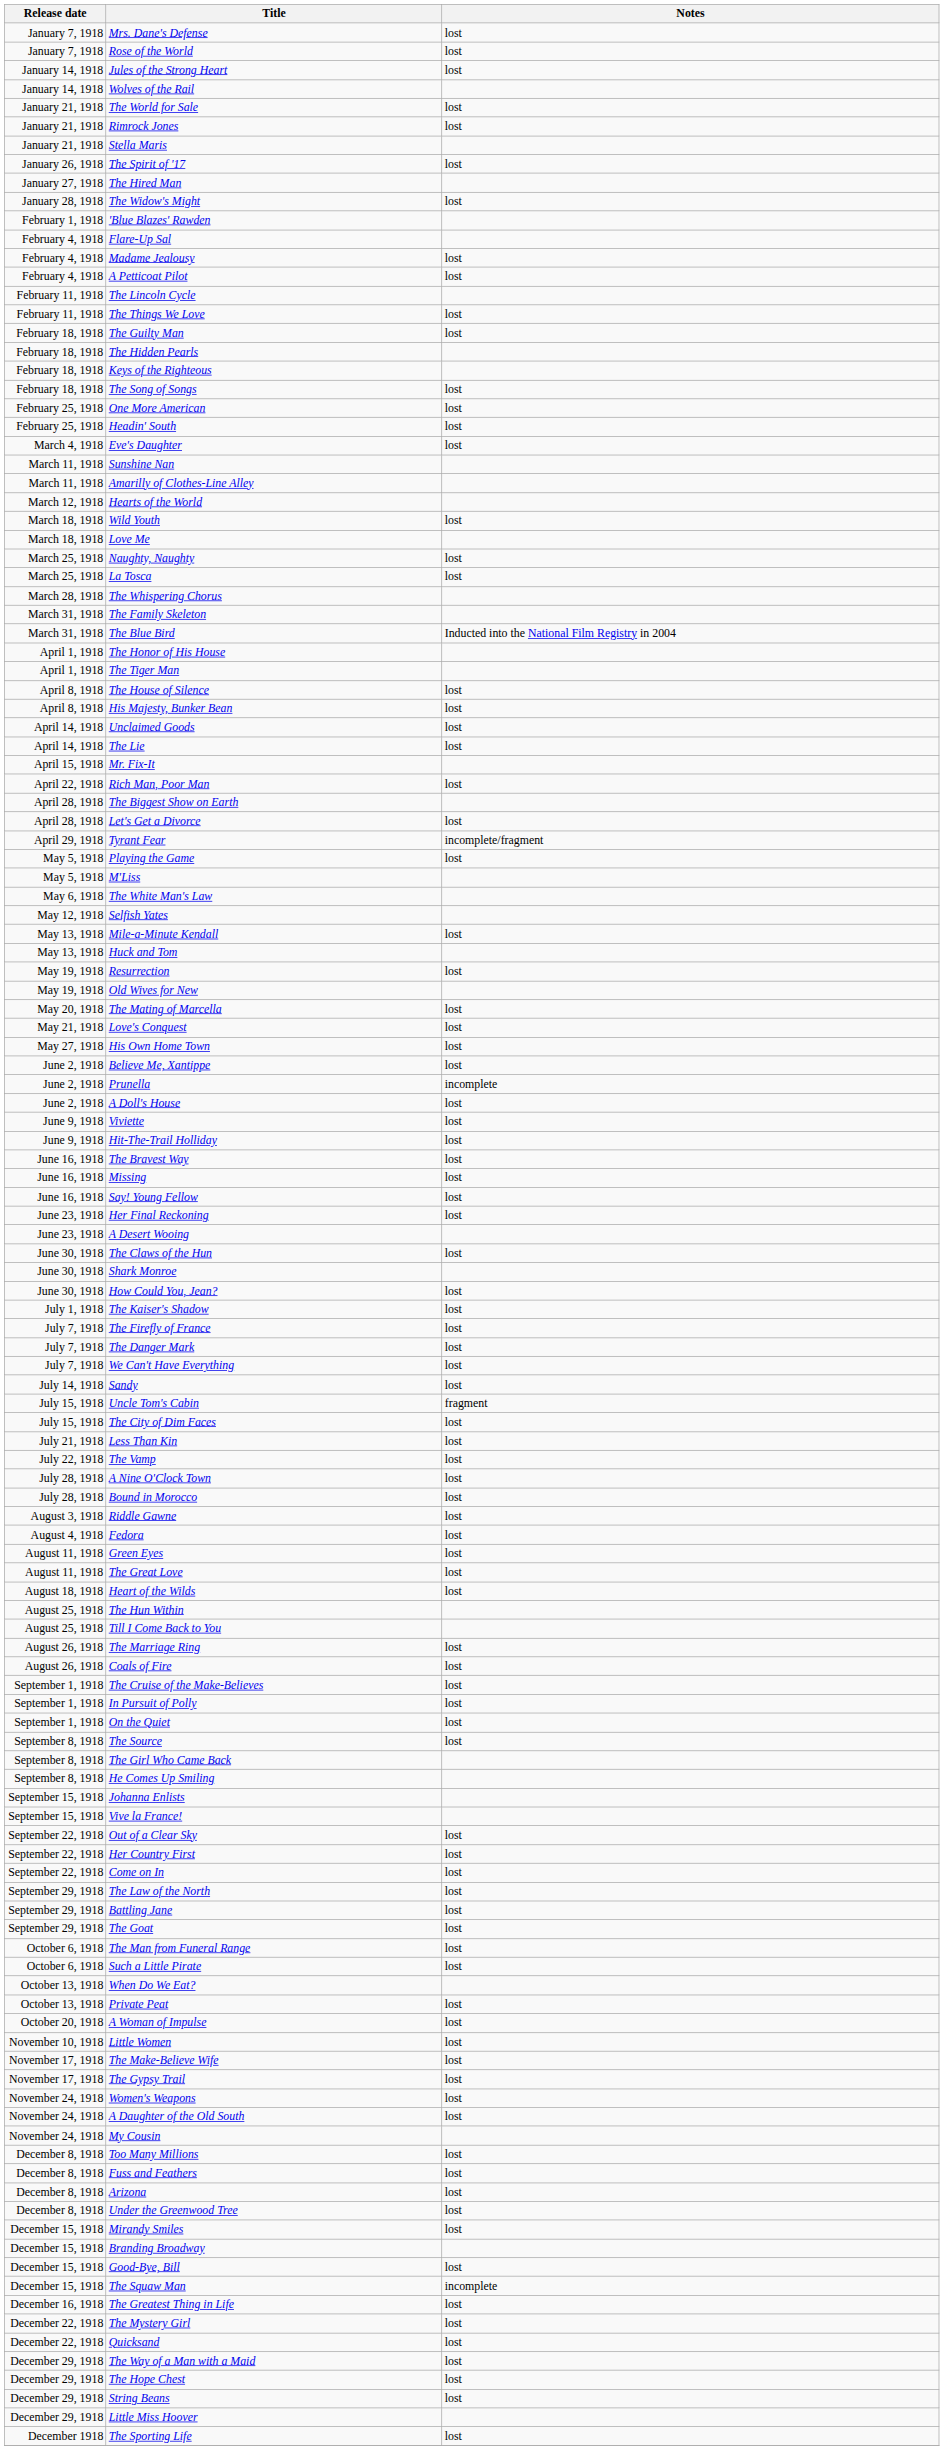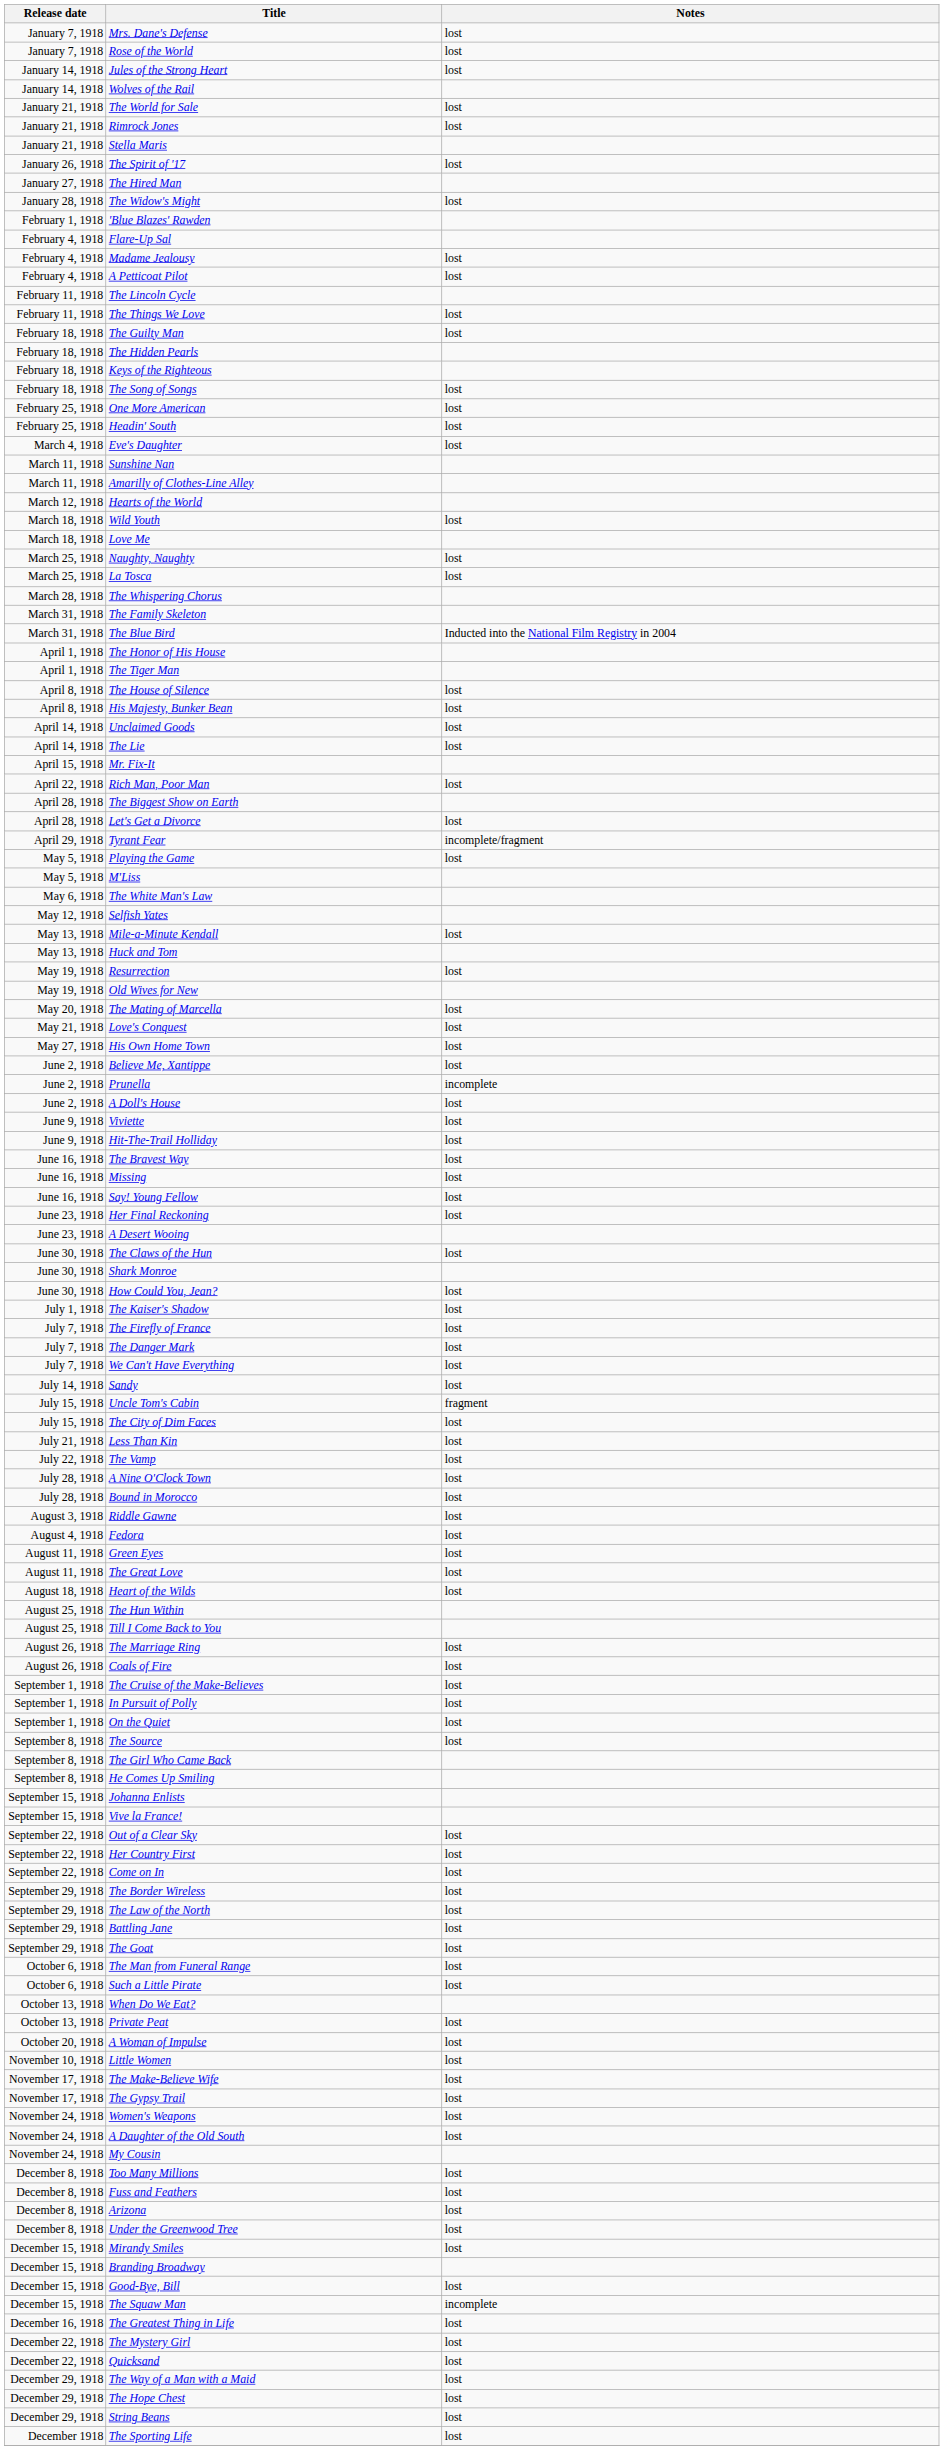+ row: (157, 1891)
- row: (153, 2417)
